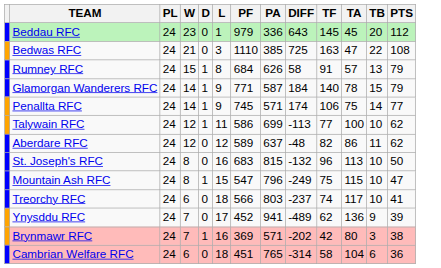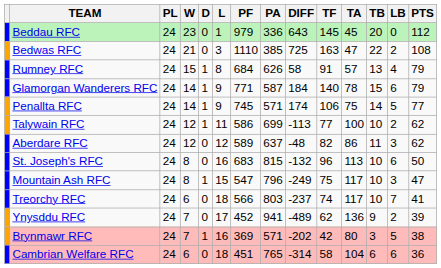+ column: (398, 13)
(354, 180) 115 -> (354, 180) 117
